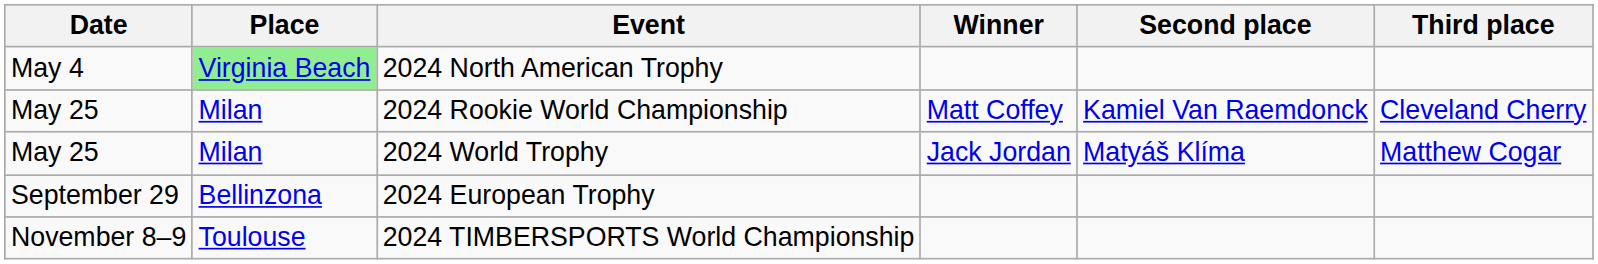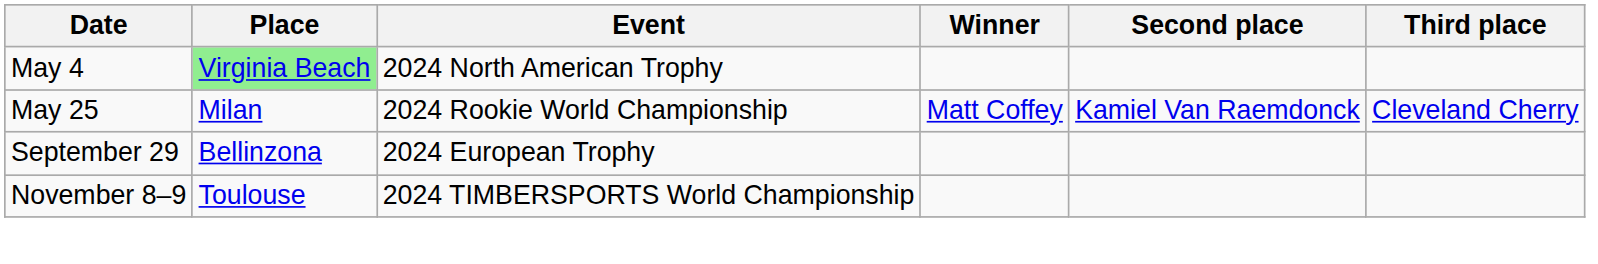- row: (495, 152)
